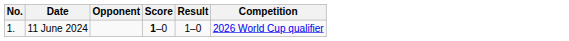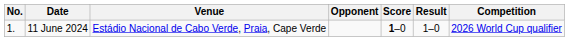+ column: (209, 12)
